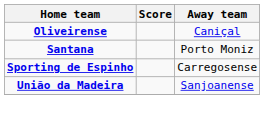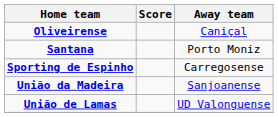+ row: (70, 103)
